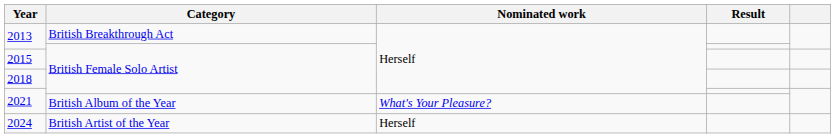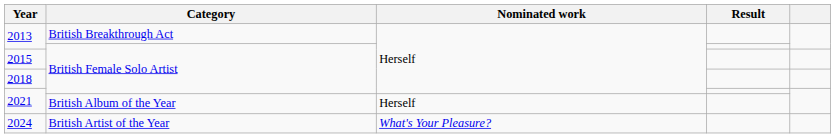(435, 103) What's Your Pleasure? -> (397, 103) Herself
(397, 123) Herself -> (435, 123) What's Your Pleasure?
